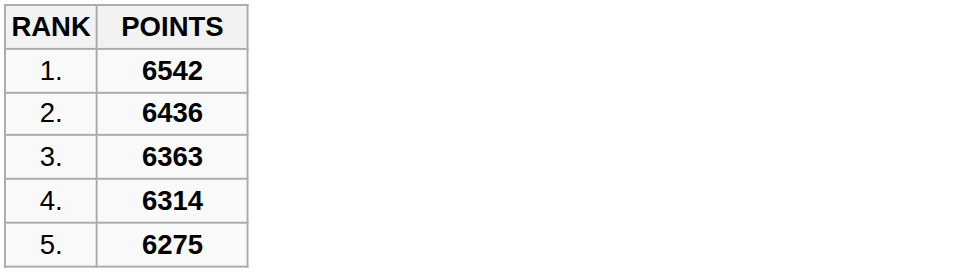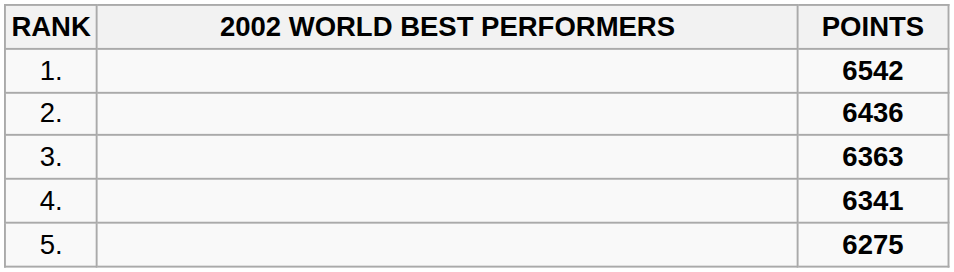+ column: (447, 27)
(172, 201) 6314 -> (873, 201) 6341
